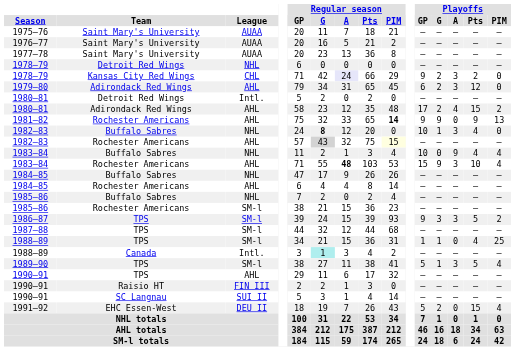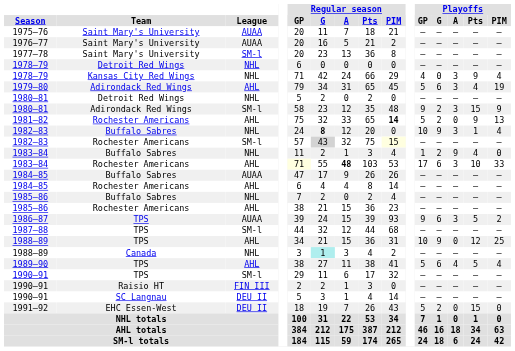(252, 54) AUAA -> (252, 54) SM-l
(252, 76) CHL -> (252, 76) NHL
(346, 76) lavender background -> (346, 76) no background
(423, 76) 9 -> (423, 76) 4
(439, 76) 2 -> (439, 76) 0
(475, 76) 2 -> (475, 76) 9
(499, 76) 0 -> (499, 76) 4
(423, 87) 6 -> (423, 87) 5
(439, 87) 2 -> (439, 87) 6
(475, 87) 12 -> (475, 87) 4
(499, 87) 0 -> (499, 87) 19
(252, 98) Intl. -> (252, 98) NHL
(252, 109) AHL -> (252, 109) SM-l
(423, 109) 17 -> (423, 109) 9
(455, 109) 4 -> (455, 109) 3
(499, 109) 2 -> (499, 109) 9
(423, 120) 9 -> (423, 120) 5
(439, 120) 9 -> (439, 120) 2
(439, 131) 1 -> (439, 131) 9
(475, 131) 4 -> (475, 131) 1
(499, 131) 0 -> (499, 131) 4
(252, 142) AHL -> (252, 142) SM-l
(423, 153) 10 -> (423, 153) 1
(439, 153) 0 -> (439, 153) 2
(499, 153) 4 -> (499, 153) 0
(299, 164) no background -> (299, 164) lightyellow background
(423, 164) 15 -> (423, 164) 17
(439, 164) 9 -> (439, 164) 6
(499, 164) 4 -> (499, 164) 33
(252, 175) NHL -> (252, 175) AUAA
(252, 208) SM-l -> (252, 208) AHL
(252, 219) SM-l -> (252, 219) AUAA
(439, 219) 3 -> (439, 219) 6
(252, 242) SM-l -> (252, 242) AHL
(423, 242) 1 -> (423, 242) 10
(439, 242) 1 -> (439, 242) 9
(475, 242) 4 -> (475, 242) 12
(252, 253) Intl. -> (252, 253) NHL
(252, 264) SM-l -> (252, 264) AHL
(439, 264) 1 -> (439, 264) 6
(455, 264) 3 -> (455, 264) 4
(252, 275) AHL -> (252, 275) SM-l
(252, 297) SUI II -> (252, 297) DEU II
(499, 308) 4 -> (499, 308) 0
